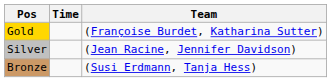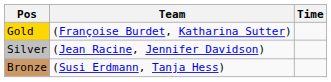columns swapped: (204, 13) <-> (66, 13)
